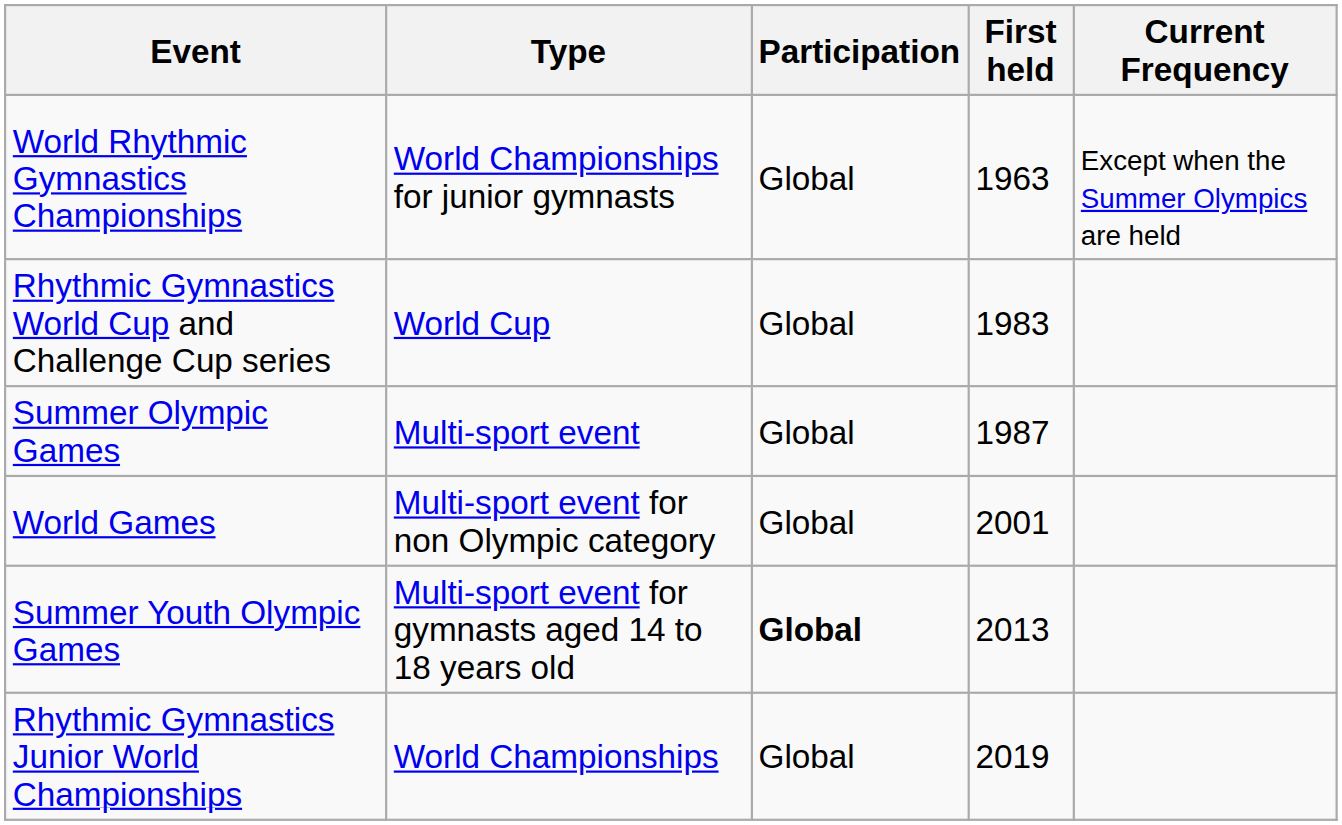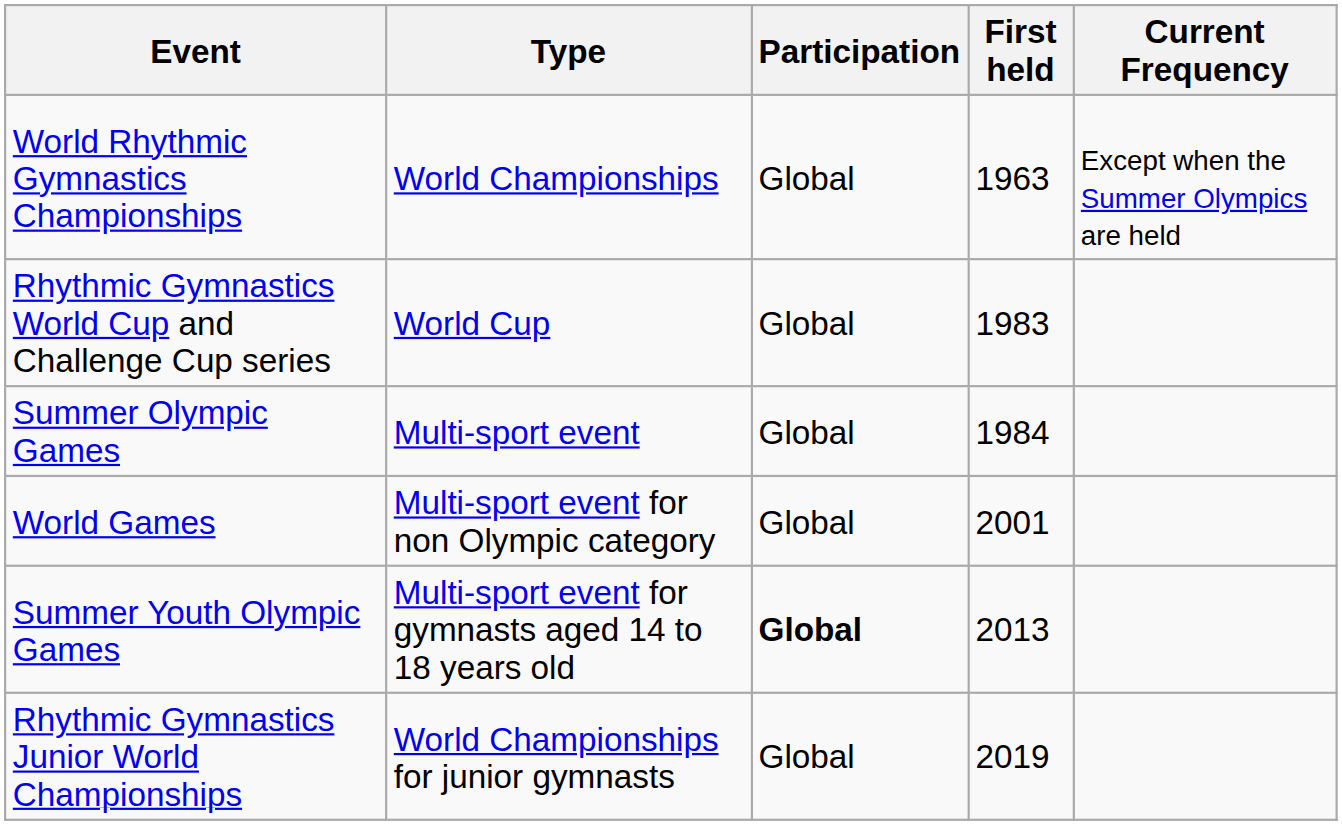(556, 177) World Championships for junior gymnasts -> (556, 177) World Championships
(1013, 432) 1987 -> (1013, 432) 1984
(556, 757) World Championships -> (556, 757) World Championships for junior gymnasts
